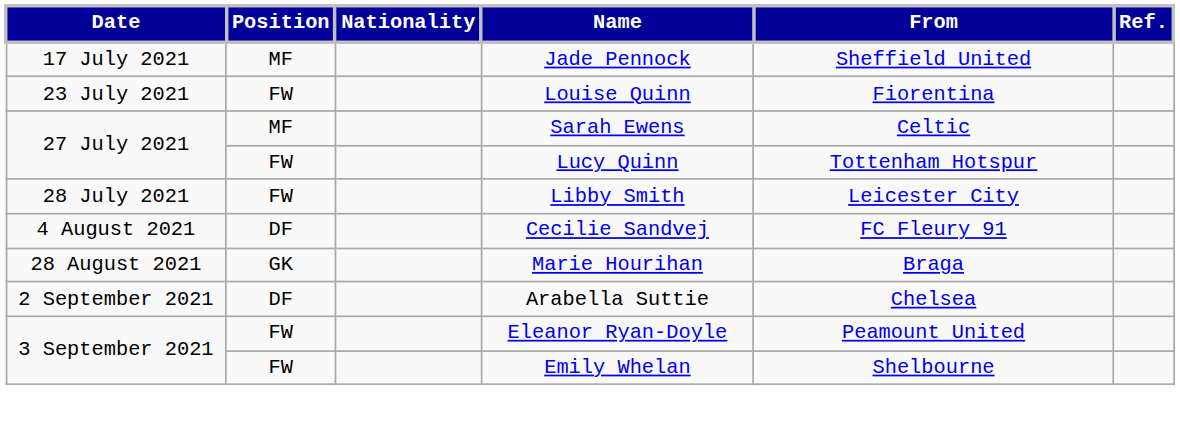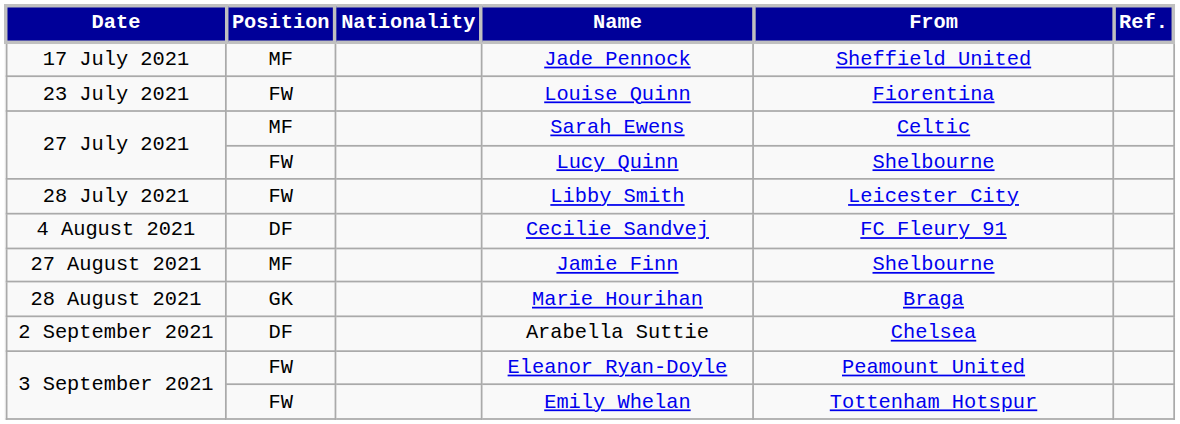(934, 162) Tottenham Hotspur -> (934, 162) Shelbourne
+ row: (617, 265)
(934, 367) Shelbourne -> (934, 401) Tottenham Hotspur
